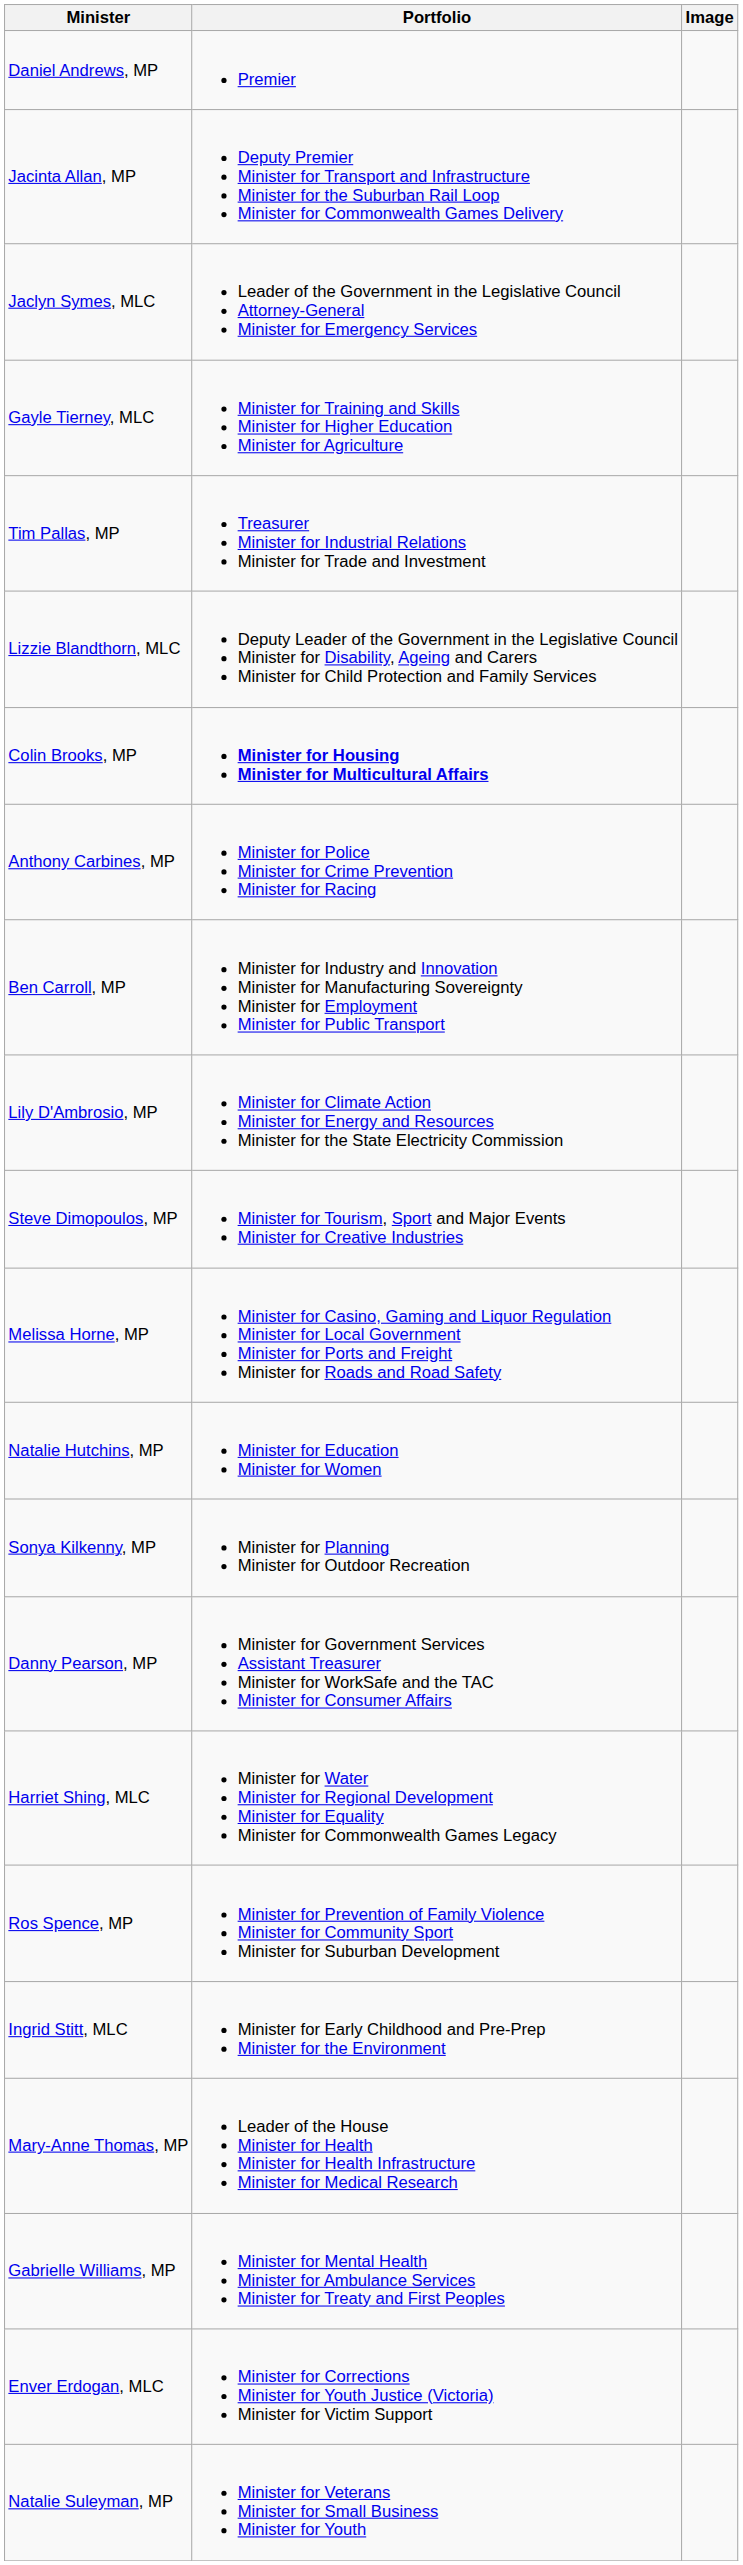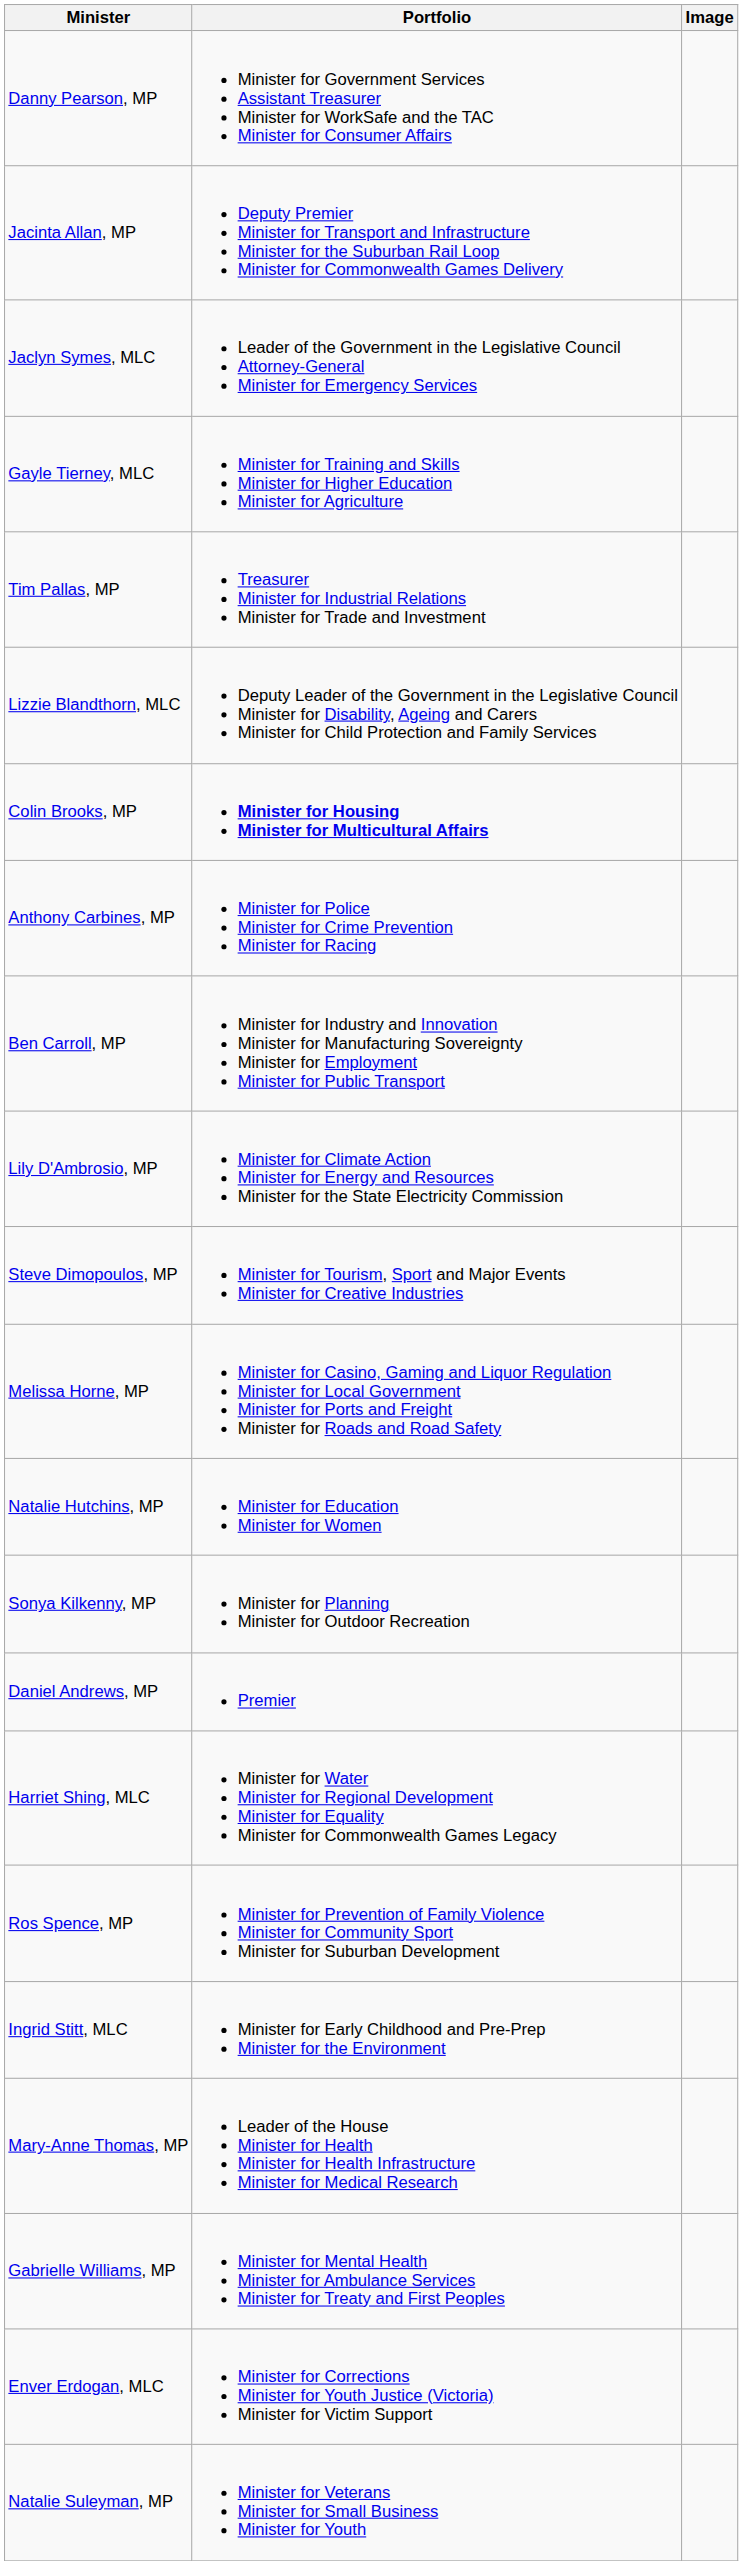rows swapped: (83, 70) <-> (83, 1663)
